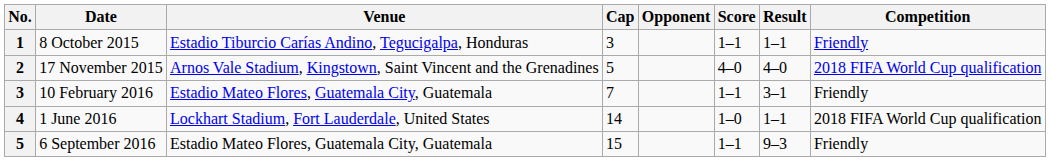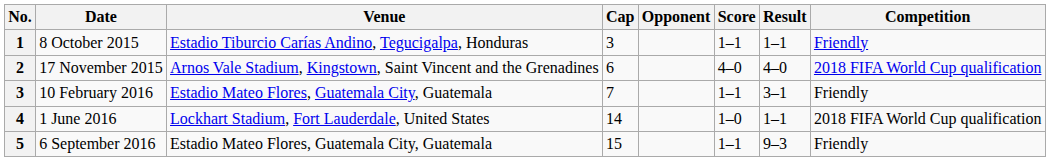(610, 67) 5 -> (610, 67) 6
